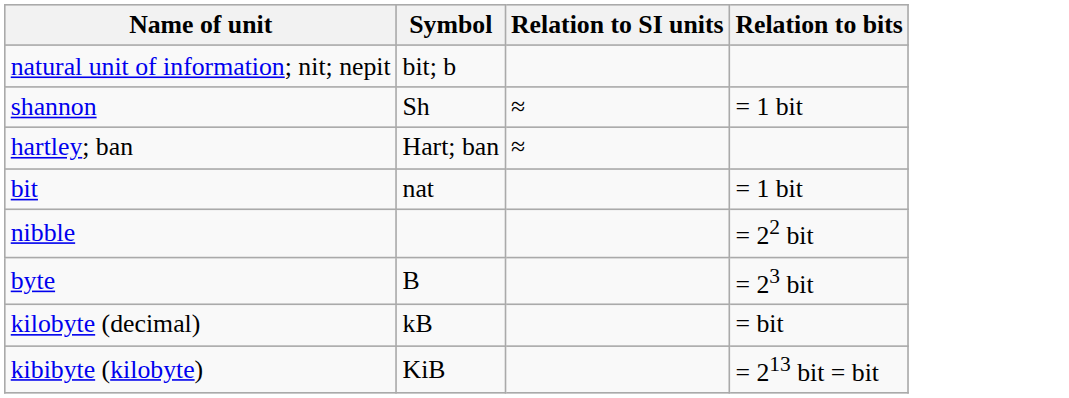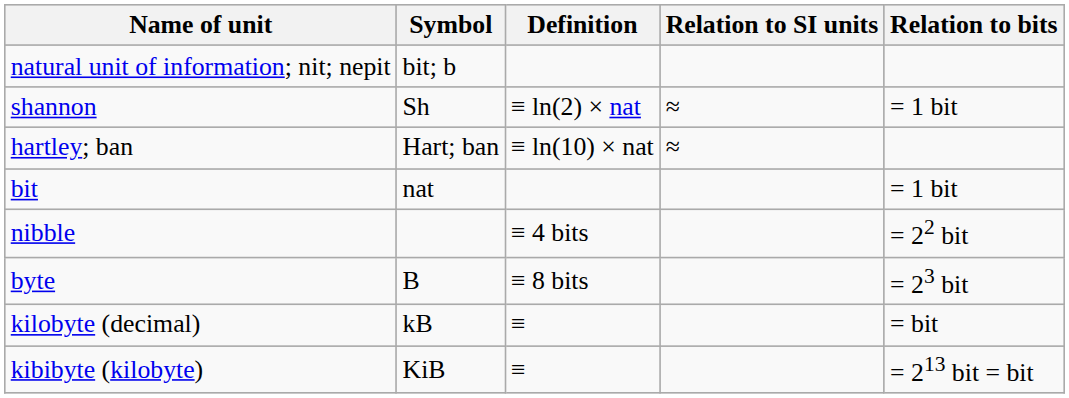+ column: (582, 24)
